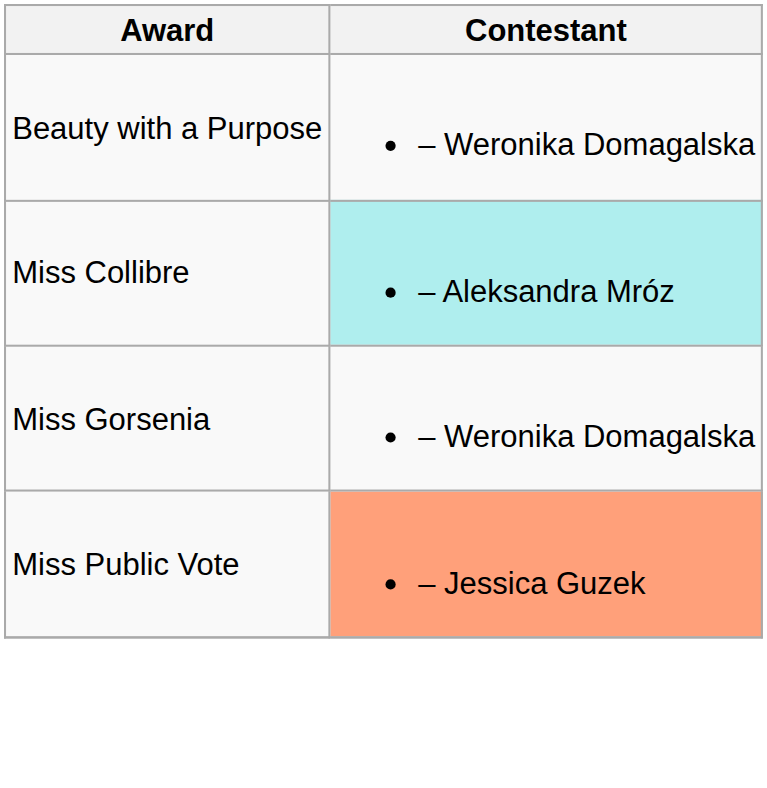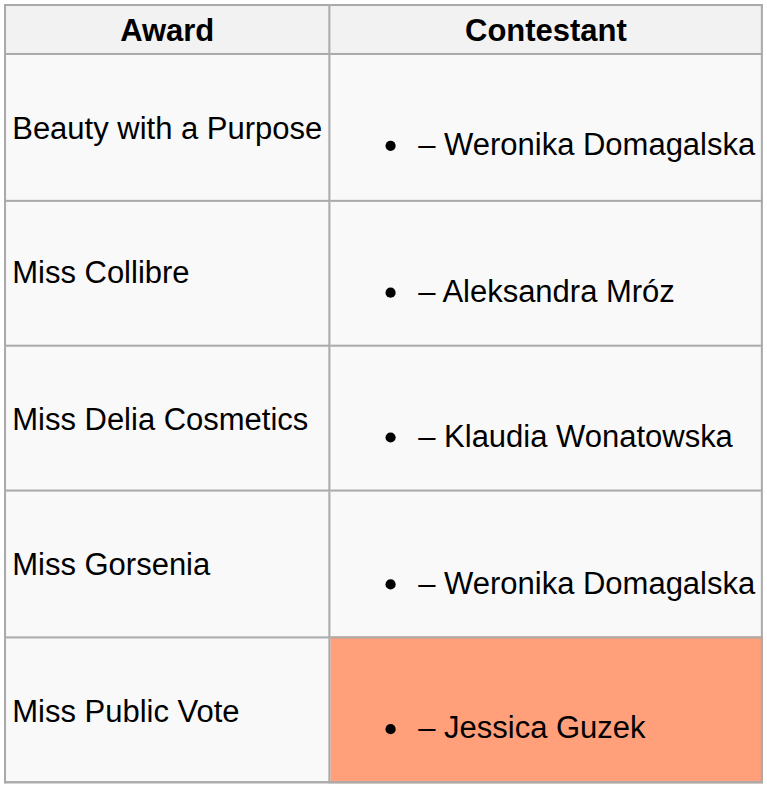(546, 290) paleturquoise background -> (546, 290) no background
+ row: (160, 419)
